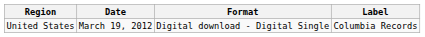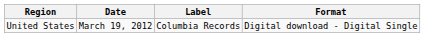columns swapped: (243, 11) <-> (375, 11)
